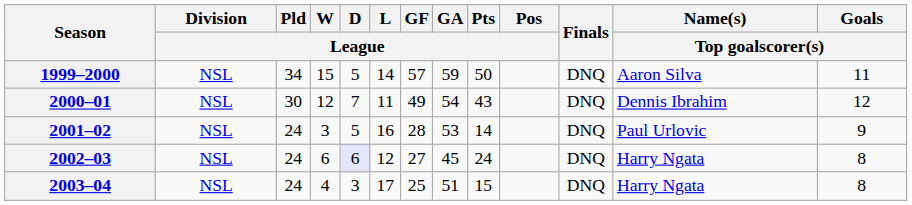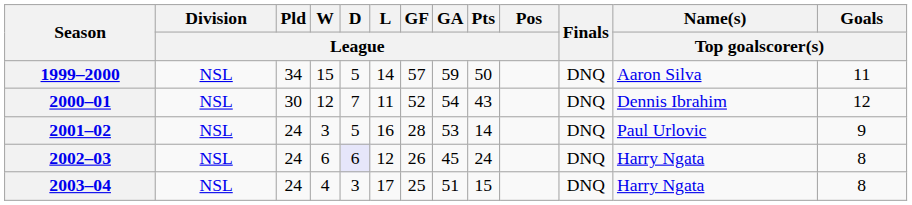(417, 102) 49 -> (417, 102) 52
(417, 158) 27 -> (417, 158) 26
